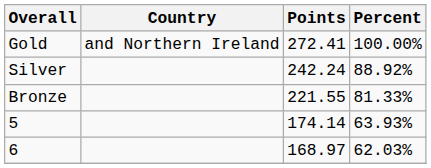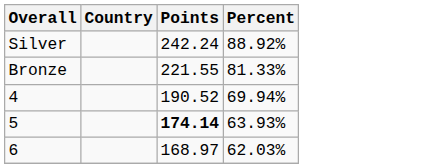- row: (28, 44)
+ row: (13, 97)
(317, 124) normal -> (190, 124) bold
